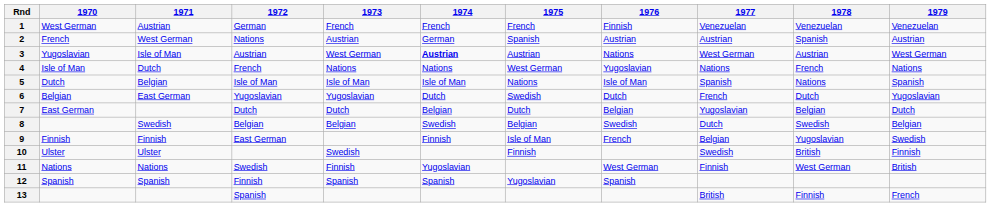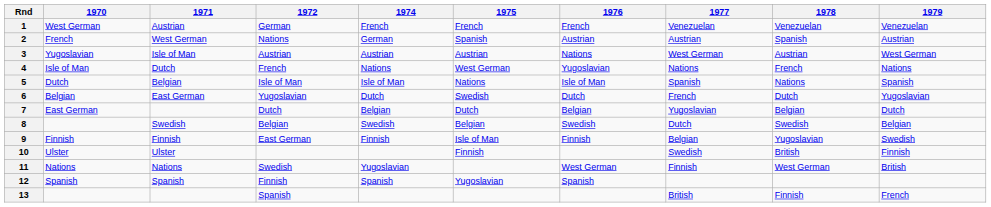- column: (372, 12)
(618, 26) Finnish -> (576, 26) French
(440, 54) bold -> (377, 54) normal
(617, 139) French -> (576, 139) Finnish
